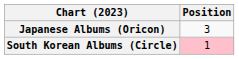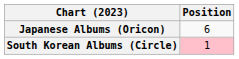(207, 29) 3 -> (207, 29) 6
